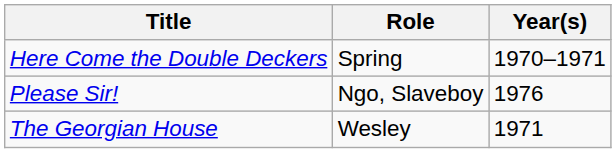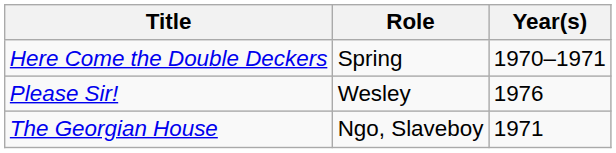(411, 93) Ngo, Slaveboy -> (374, 93) Wesley
(374, 128) Wesley -> (411, 128) Ngo, Slaveboy
